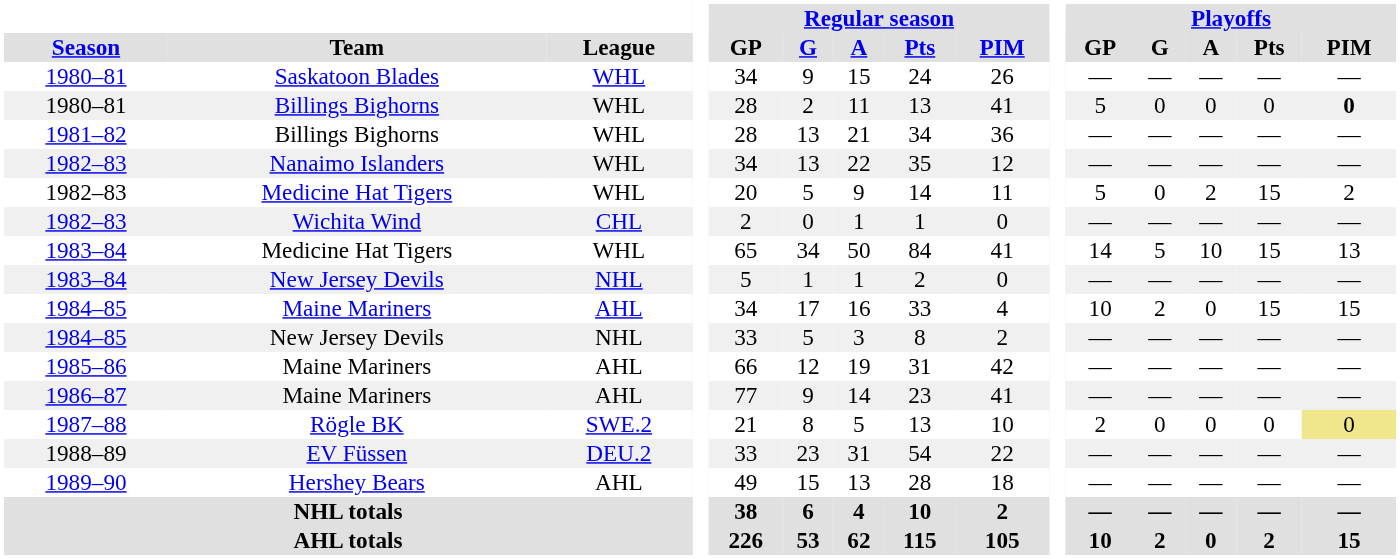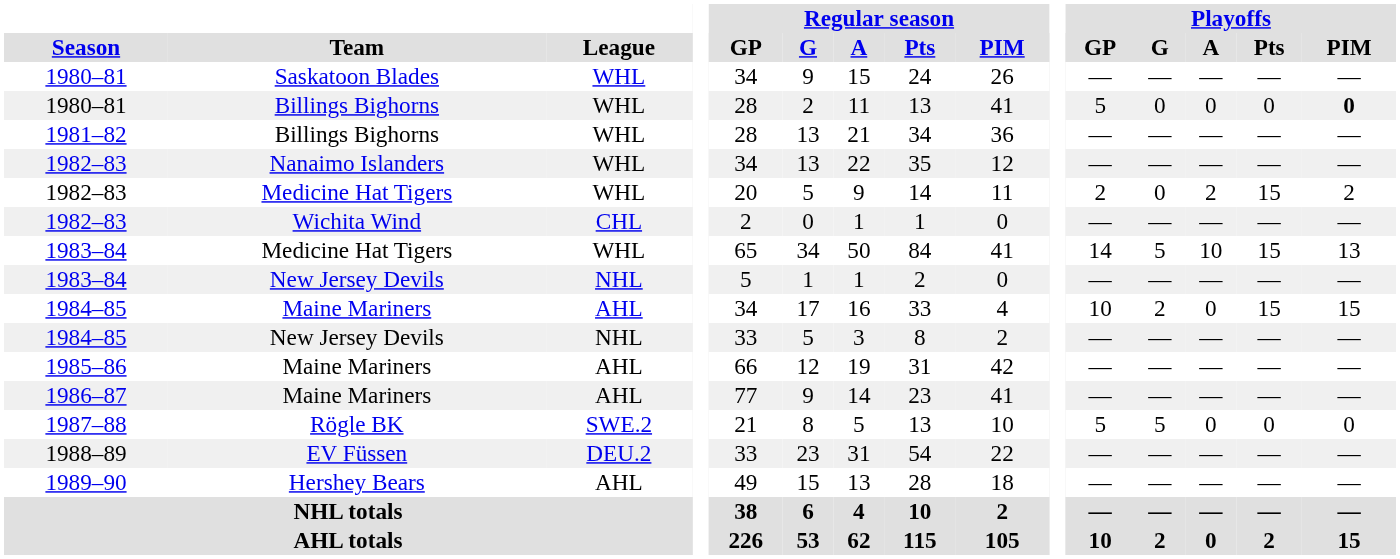(1100, 192) 5 -> (1100, 192) 2
(1100, 424) 2 -> (1100, 424) 5
(1160, 424) 0 -> (1160, 424) 5
(1349, 424) khaki background -> (1349, 424) no background
